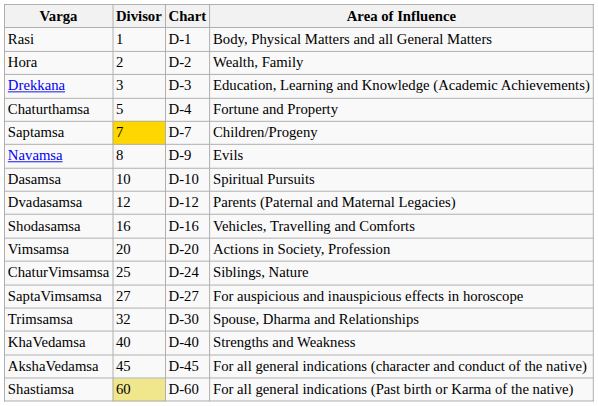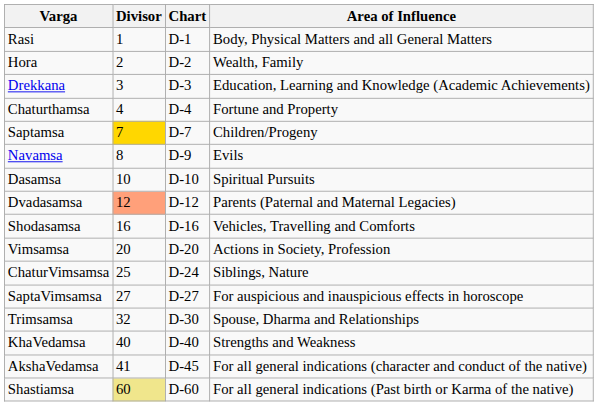(120, 109) 5 -> (120, 109) 4
(123, 202) no background -> (123, 202) lightsalmon background
(123, 366) 45 -> (123, 366) 41
